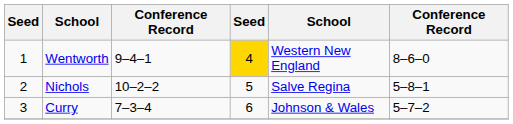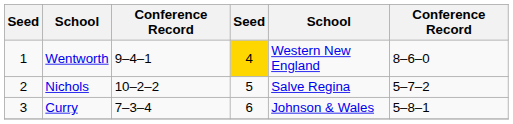(411, 87) 5–8–1 -> (411, 87) 5–7–2
(411, 108) 5–7–2 -> (411, 108) 5–8–1
